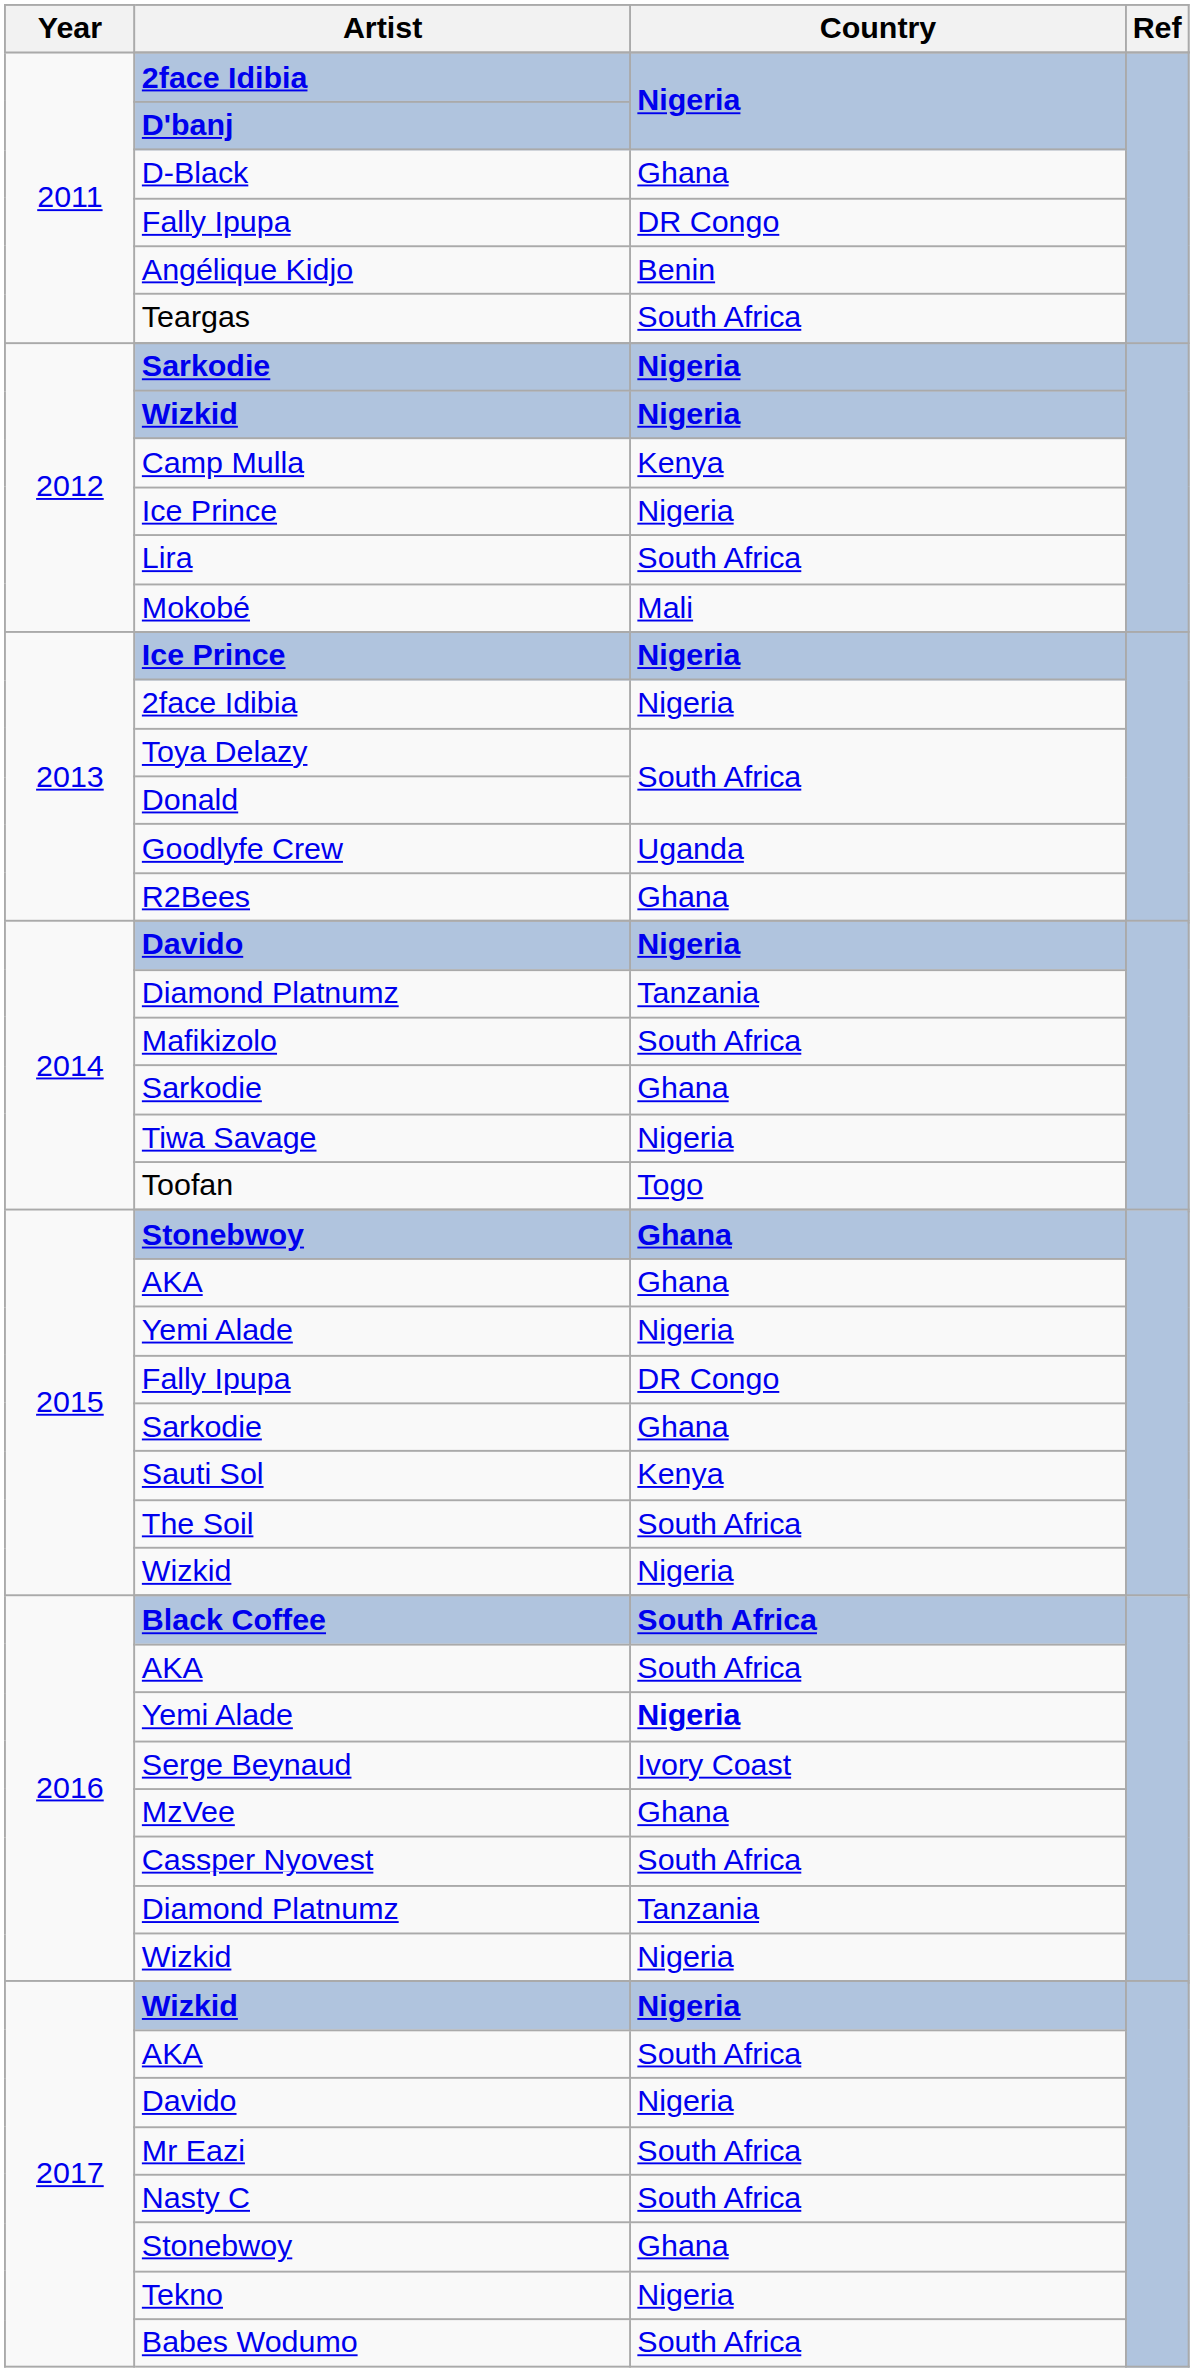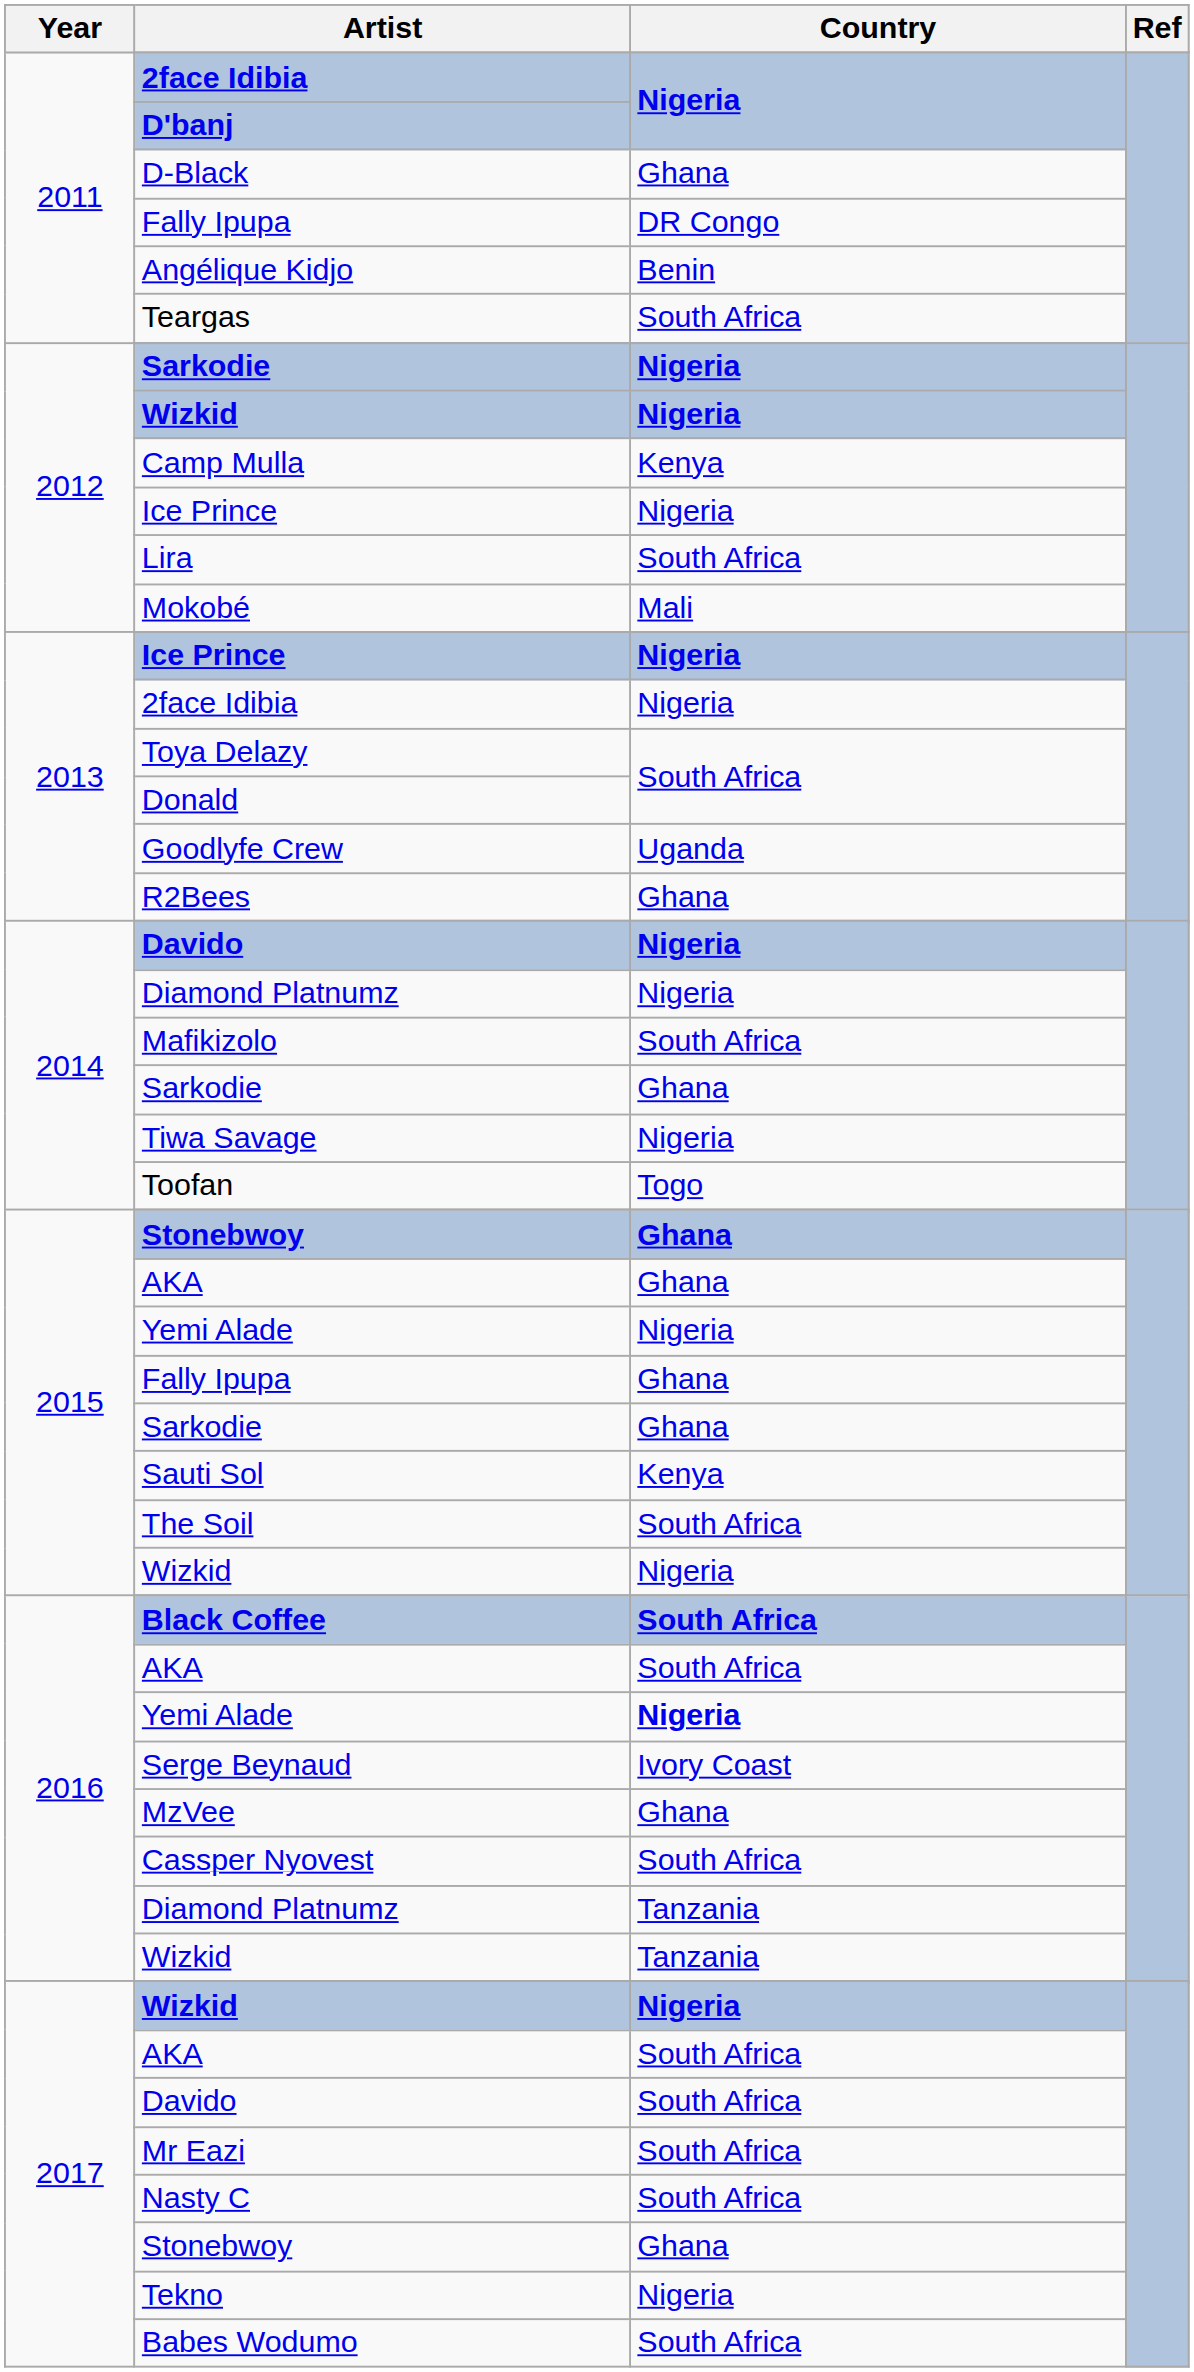(698, 992) Tanzania -> (686, 992) Nigeria
(708, 1378) DR Congo -> (683, 1378) Ghana
(686, 1957) Nigeria -> (698, 1957) Tanzania
(686, 2101) Nigeria -> (719, 2101) South Africa
